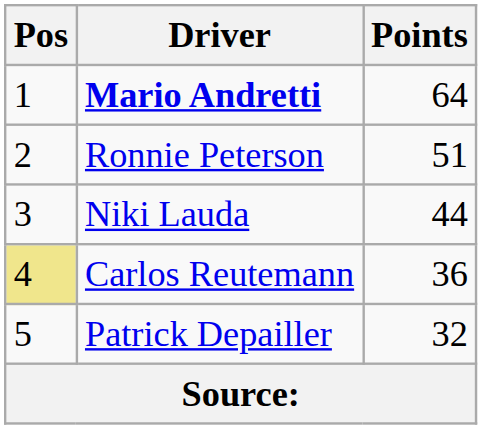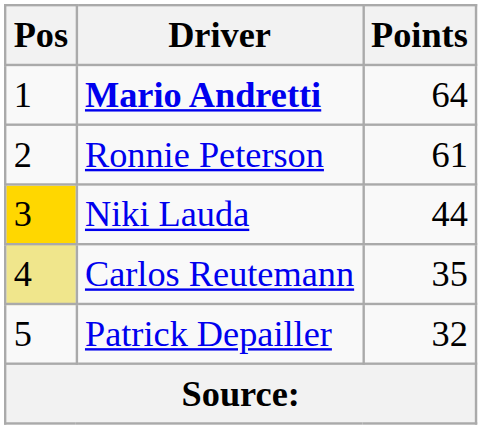(450, 154) 51 -> (450, 154) 61
(23, 214) no background -> (23, 214) gold background
(450, 274) 36 -> (450, 274) 35
